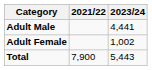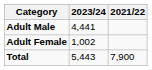columns swapped: (89, 12) <-> (128, 12)
